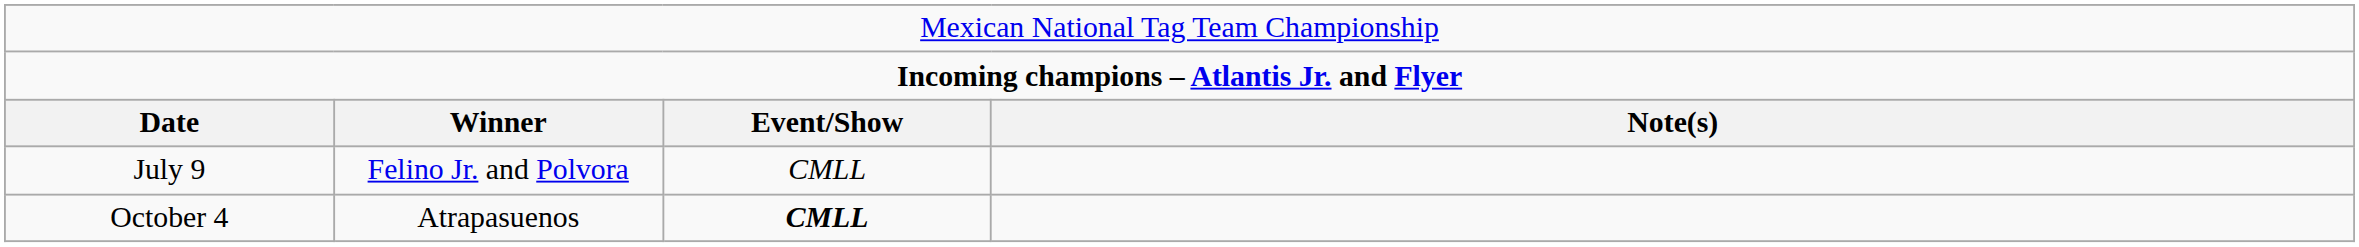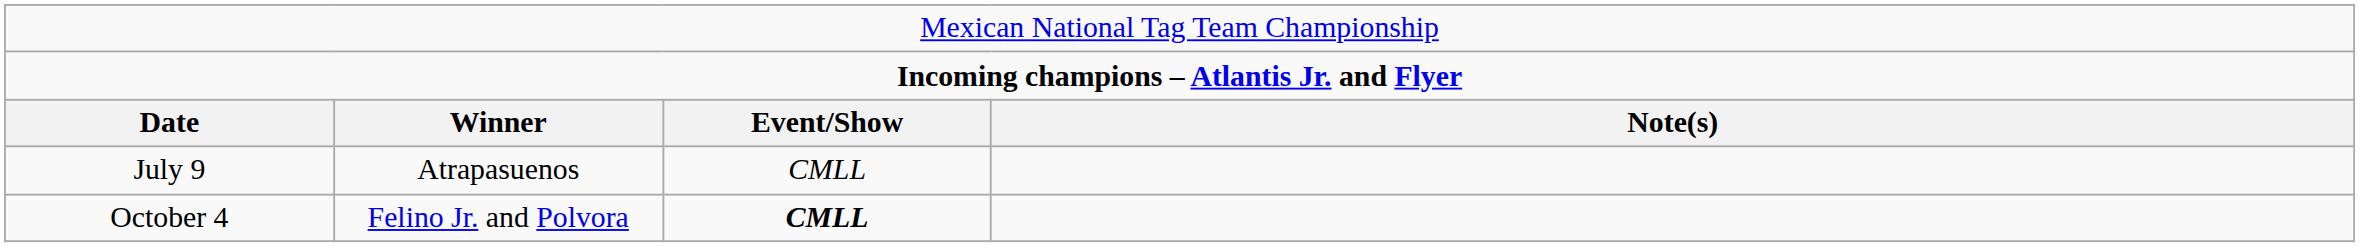(498, 169) Felino Jr. and Polvora -> (498, 169) Atrapasuenos
(498, 216) Atrapasuenos -> (498, 216) Felino Jr. and Polvora
